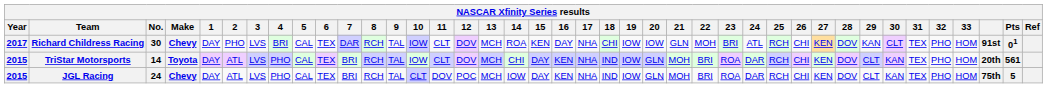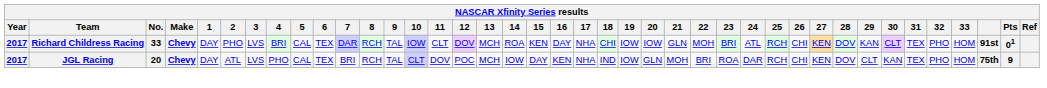(156, 44) 30 -> (156, 44) 33
- row: (88, 60)
(17, 75) 2015 -> (17, 60) 2017
(156, 75) 24 -> (156, 60) 20
(1013, 75) 5 -> (1010, 60) 9
